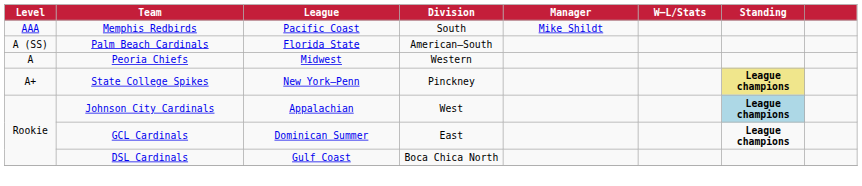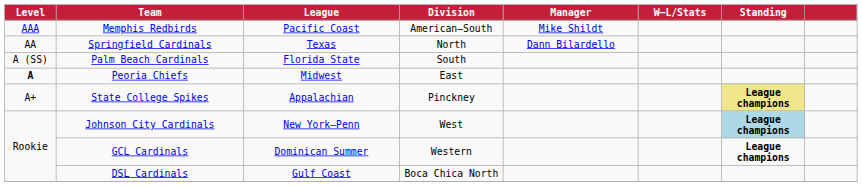(451, 28) South -> (451, 28) American–South
+ row: (150, 44)
(451, 44) American–South -> (451, 60) South
(30, 60) normal -> (30, 76) bold
(451, 60) Western -> (451, 76) East
(321, 82) New York–Penn -> (321, 97) Appalachian
(321, 109) Appalachian -> (321, 125) New York–Penn
(451, 136) East -> (451, 152) Western
